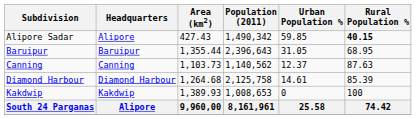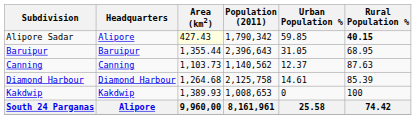(195, 37) no background -> (195, 37) lightyellow background
(249, 37) 1,490,342 -> (249, 37) 1,790,342
